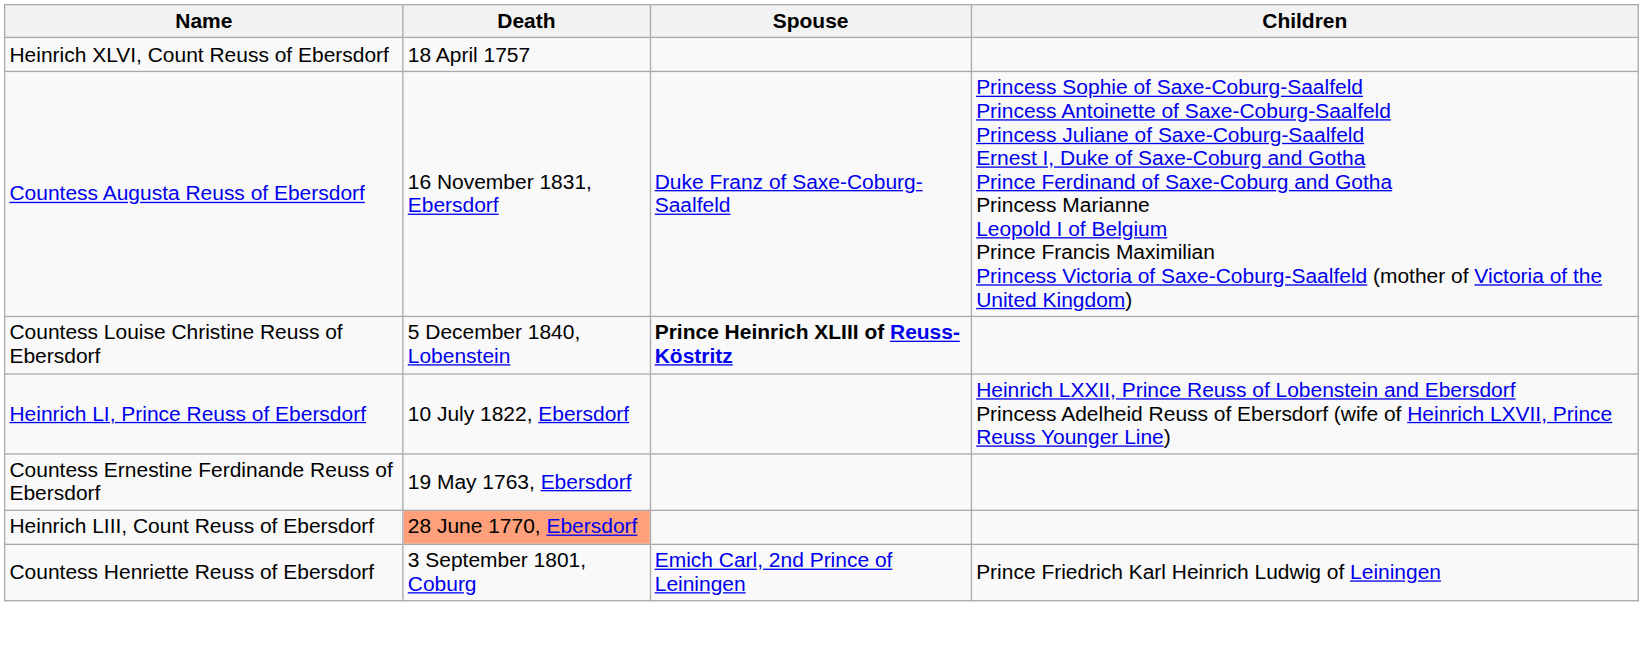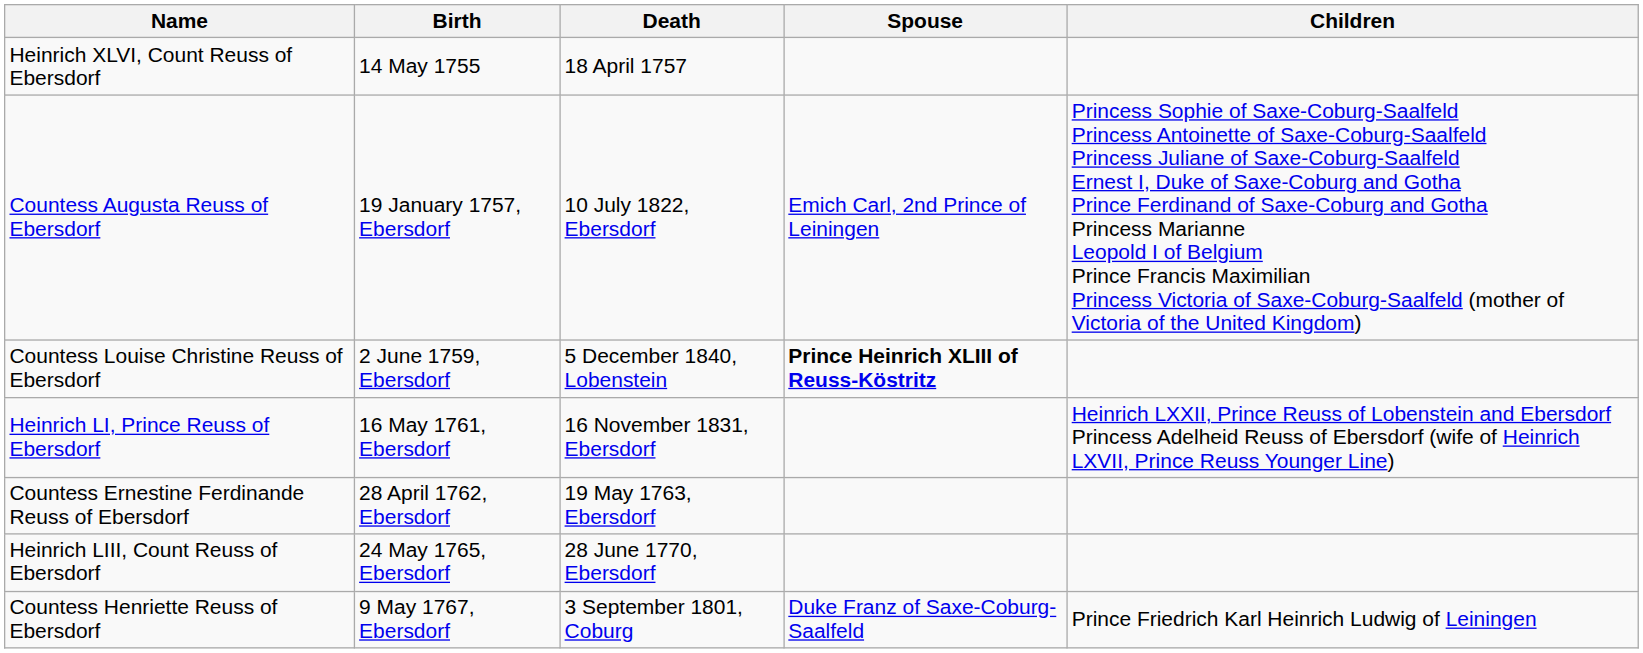+ column: (457, 21)
(500, 193) 16 November 1831, Ebersdorf -> (627, 217) 10 July 1822, Ebersdorf
(789, 193) Duke Franz of Saxe-Coburg-Saalfeld -> (907, 217) Emich Carl, 2nd Prince of Leiningen
(518, 413) 10 July 1822, Ebersdorf -> (657, 437) 16 November 1831, Ebersdorf
(523, 527) lightsalmon background -> (631, 562) no background
(774, 572) Emich Carl, 2nd Prince of Leiningen -> (922, 619) Duke Franz of Saxe-Coburg-Saalfeld
